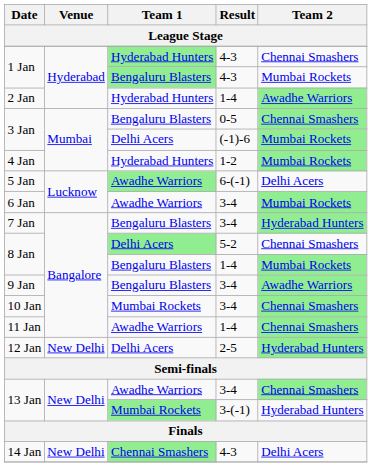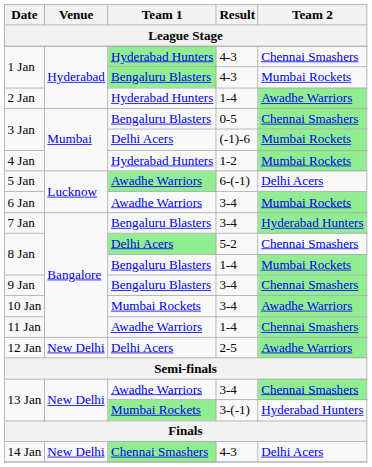(307, 285) Awadhe Warriors -> (310, 285) Chennai Smashers
(310, 306) Chennai Smashers -> (307, 306) Awadhe Warriors
(312, 347) Hyderabad Hunters -> (307, 347) Awadhe Warriors
